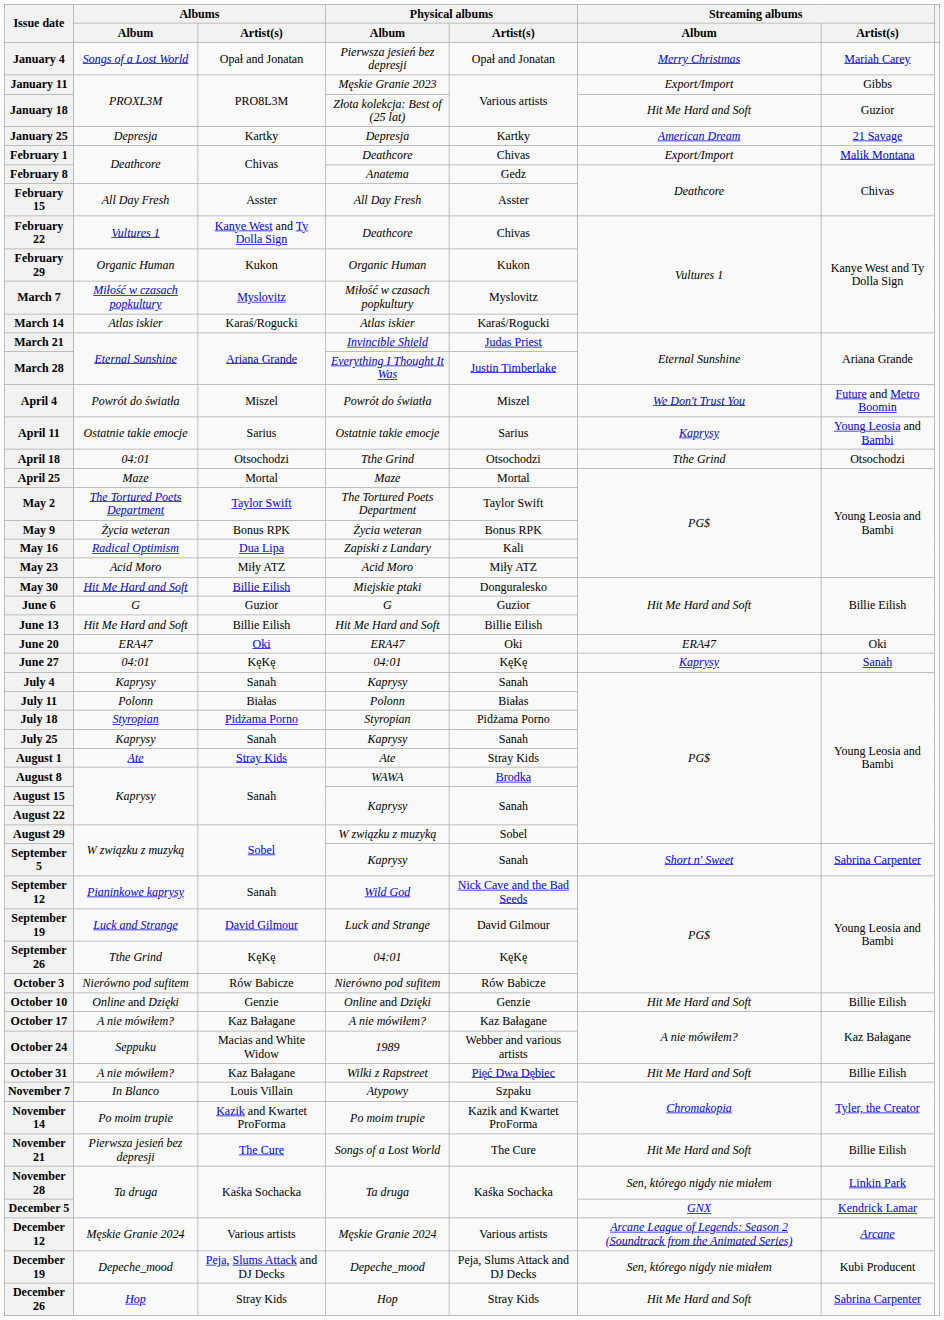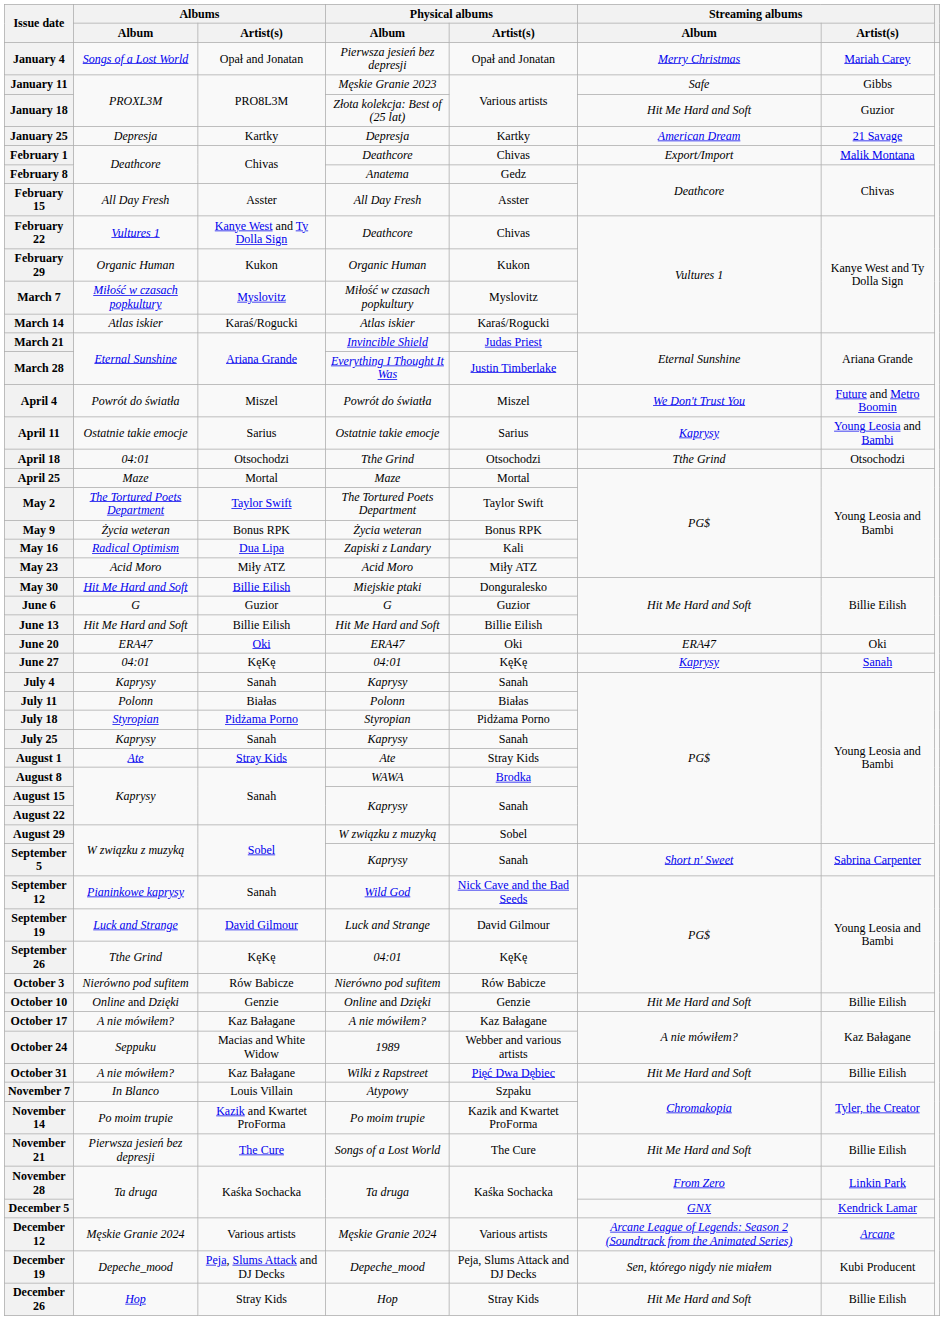(699, 84) Export/Import -> (699, 84) Safe
(699, 1182) Sen, którego nigdy nie miałem -> (699, 1182) From Zero
(877, 1299) Sabrina Carpenter -> (877, 1299) Billie Eilish
